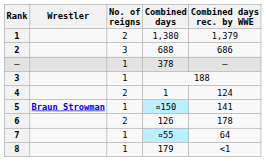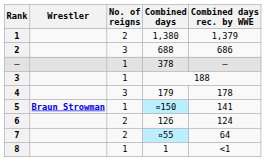(125, 92) 2 -> (125, 92) 3
(166, 92) 1 -> (166, 92) 179
(225, 92) 124 -> (225, 92) 178
(225, 121) 178 -> (225, 121) 124
(125, 135) 1 -> (125, 135) 2
(166, 149) 179 -> (166, 149) 1
